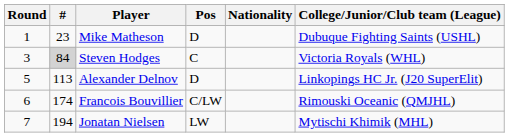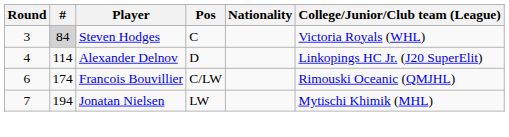- row: (121, 36)
(27, 79) 5 -> (27, 57) 4
(63, 79) 113 -> (63, 57) 114
